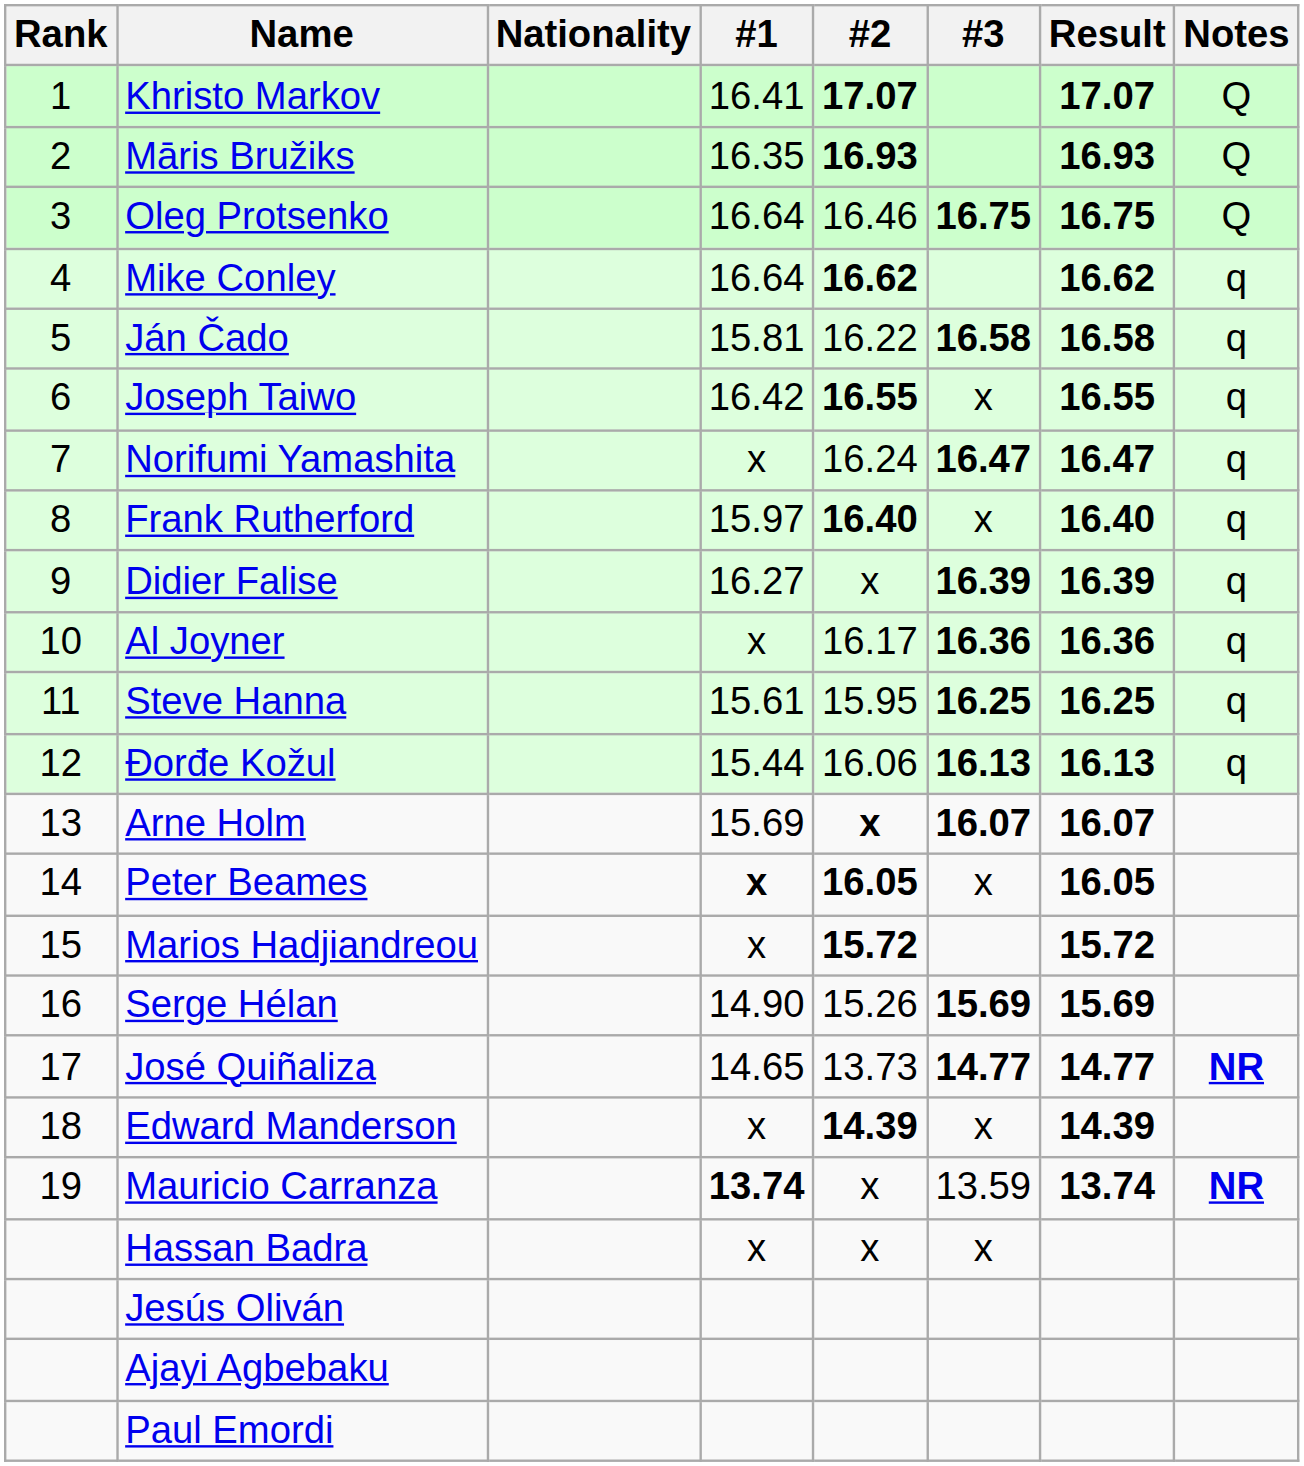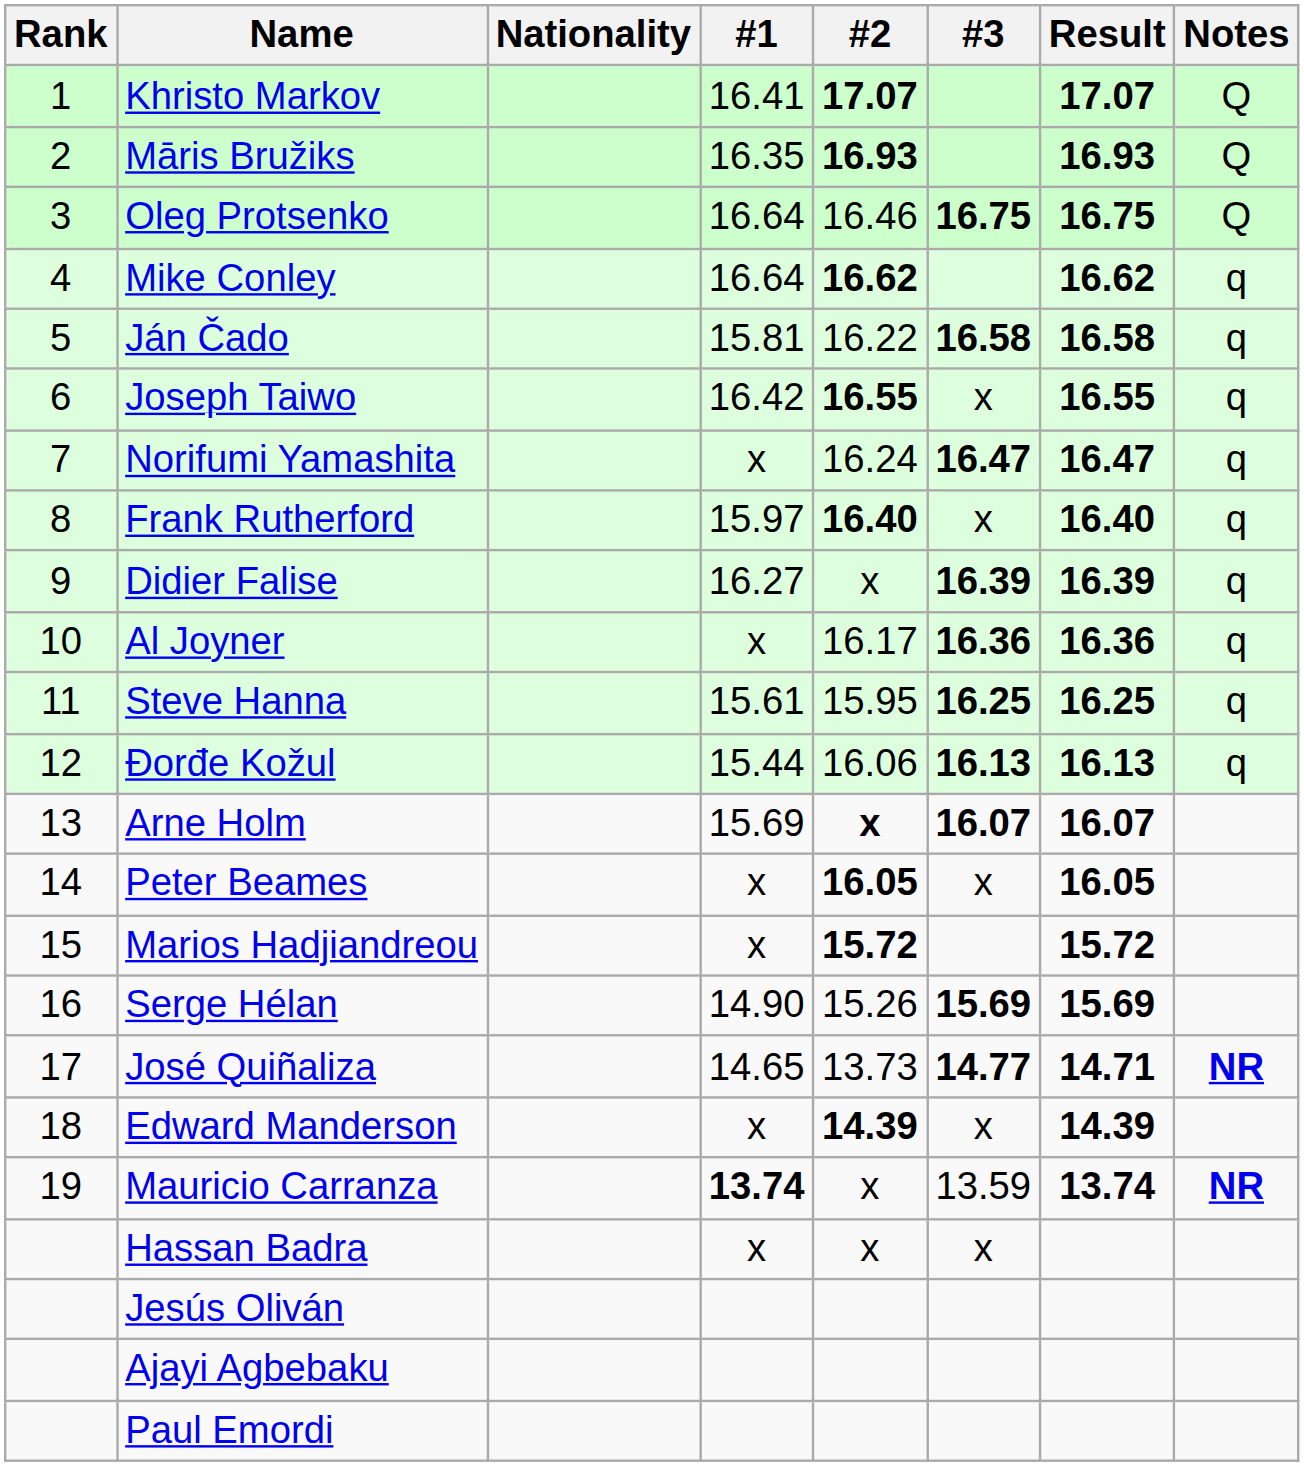(757, 883) bold -> (757, 883) normal
(1107, 1065) 14.77 -> (1107, 1065) 14.71
